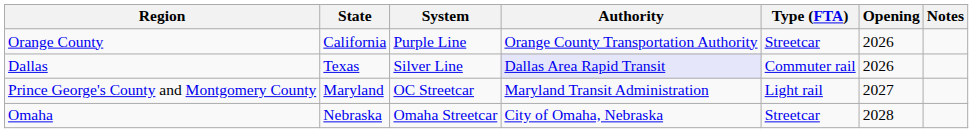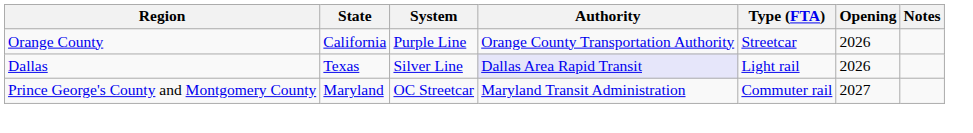(810, 66) Commuter rail -> (771, 66) Light rail
(794, 90) Light rail -> (787, 90) Commuter rail
- row: (30, 115)
